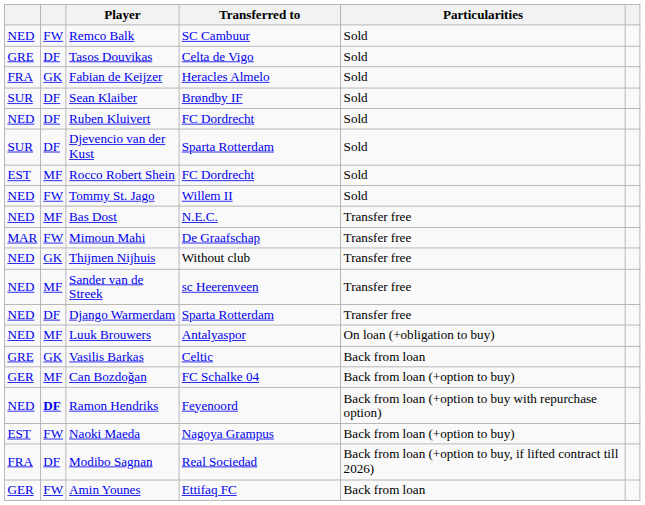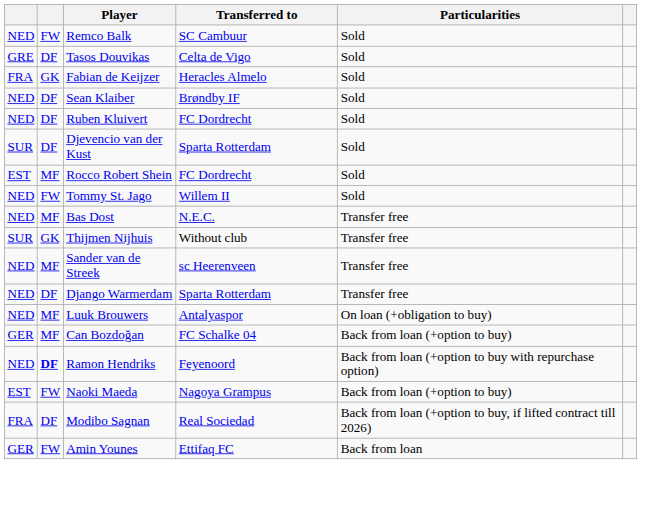(20, 98) SUR -> (21, 98) NED
- row: (107, 237)
(21, 258) NED -> (20, 237) SUR
- row: (106, 356)
